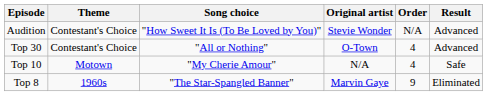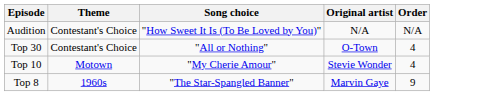- column: (456, 13)
(360, 30) Stevie Wonder -> (360, 30) N/A
(360, 64) N/A -> (360, 64) Stevie Wonder
